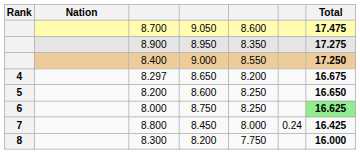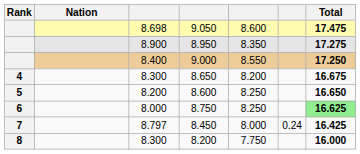(154, 28) 8.700 -> (154, 28) 8.698
(154, 76) 8.297 -> (154, 76) 8.300
(154, 125) 8.800 -> (154, 125) 8.797
